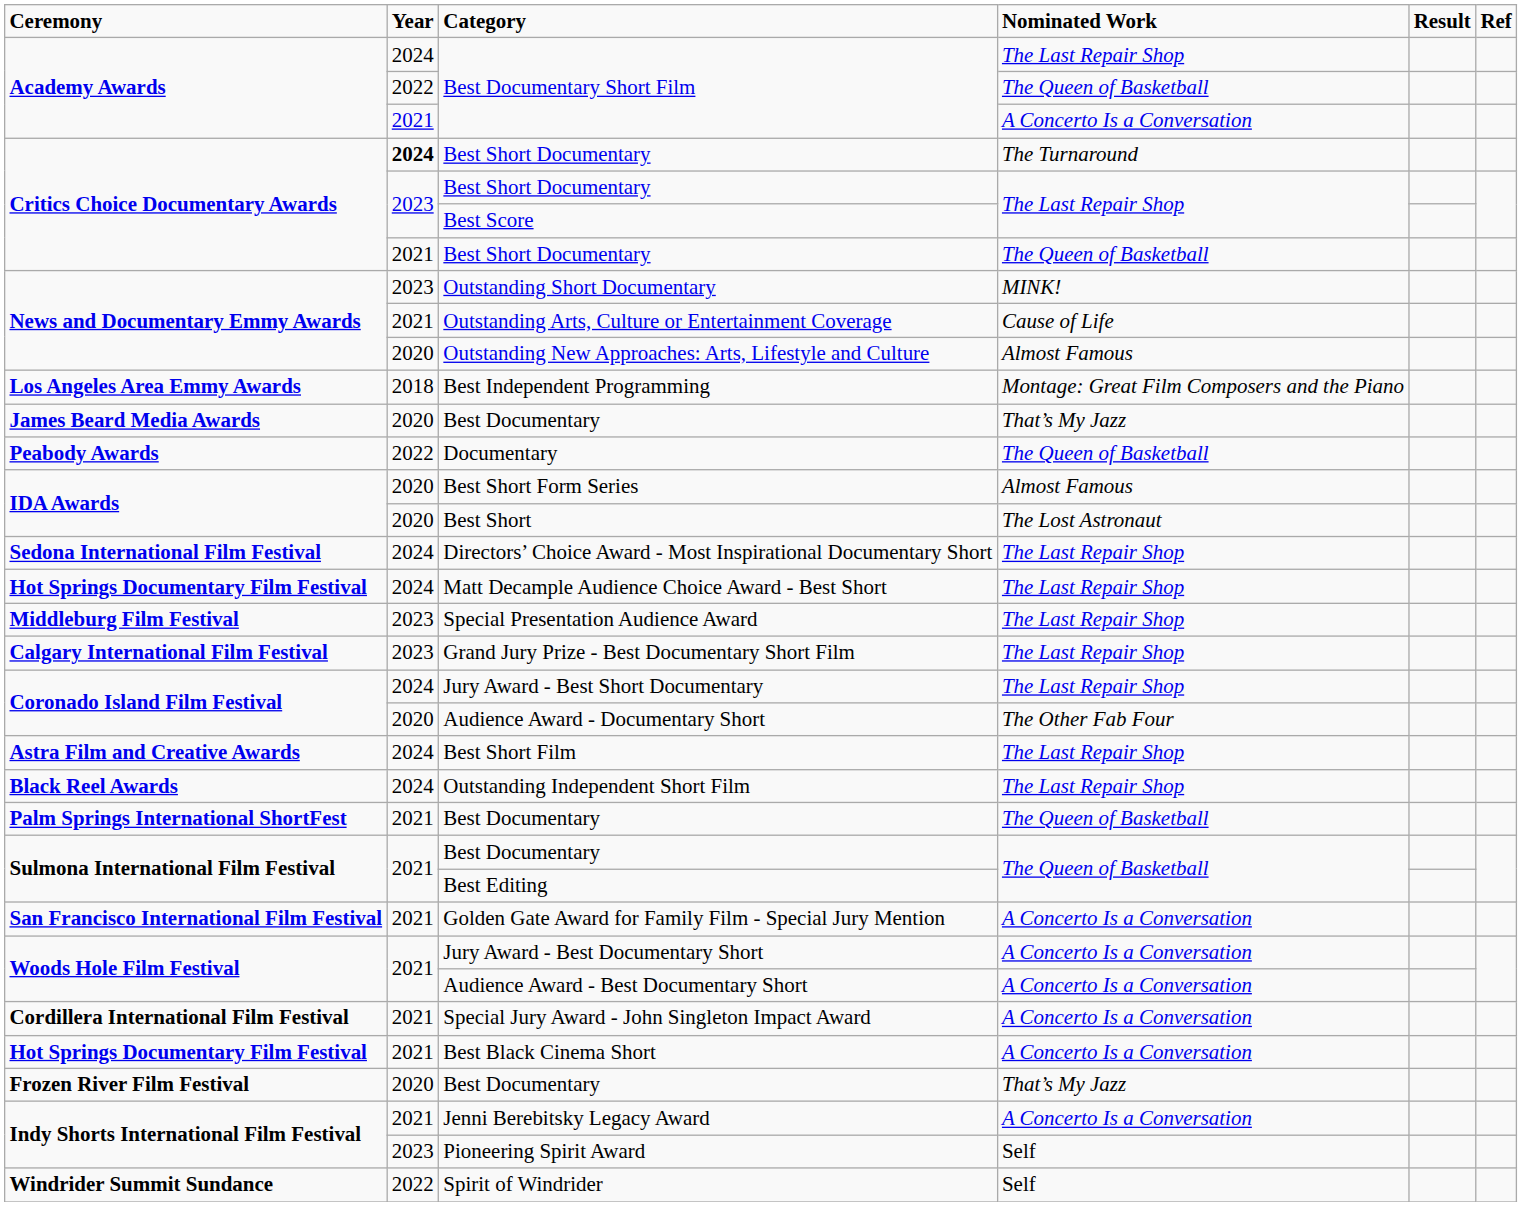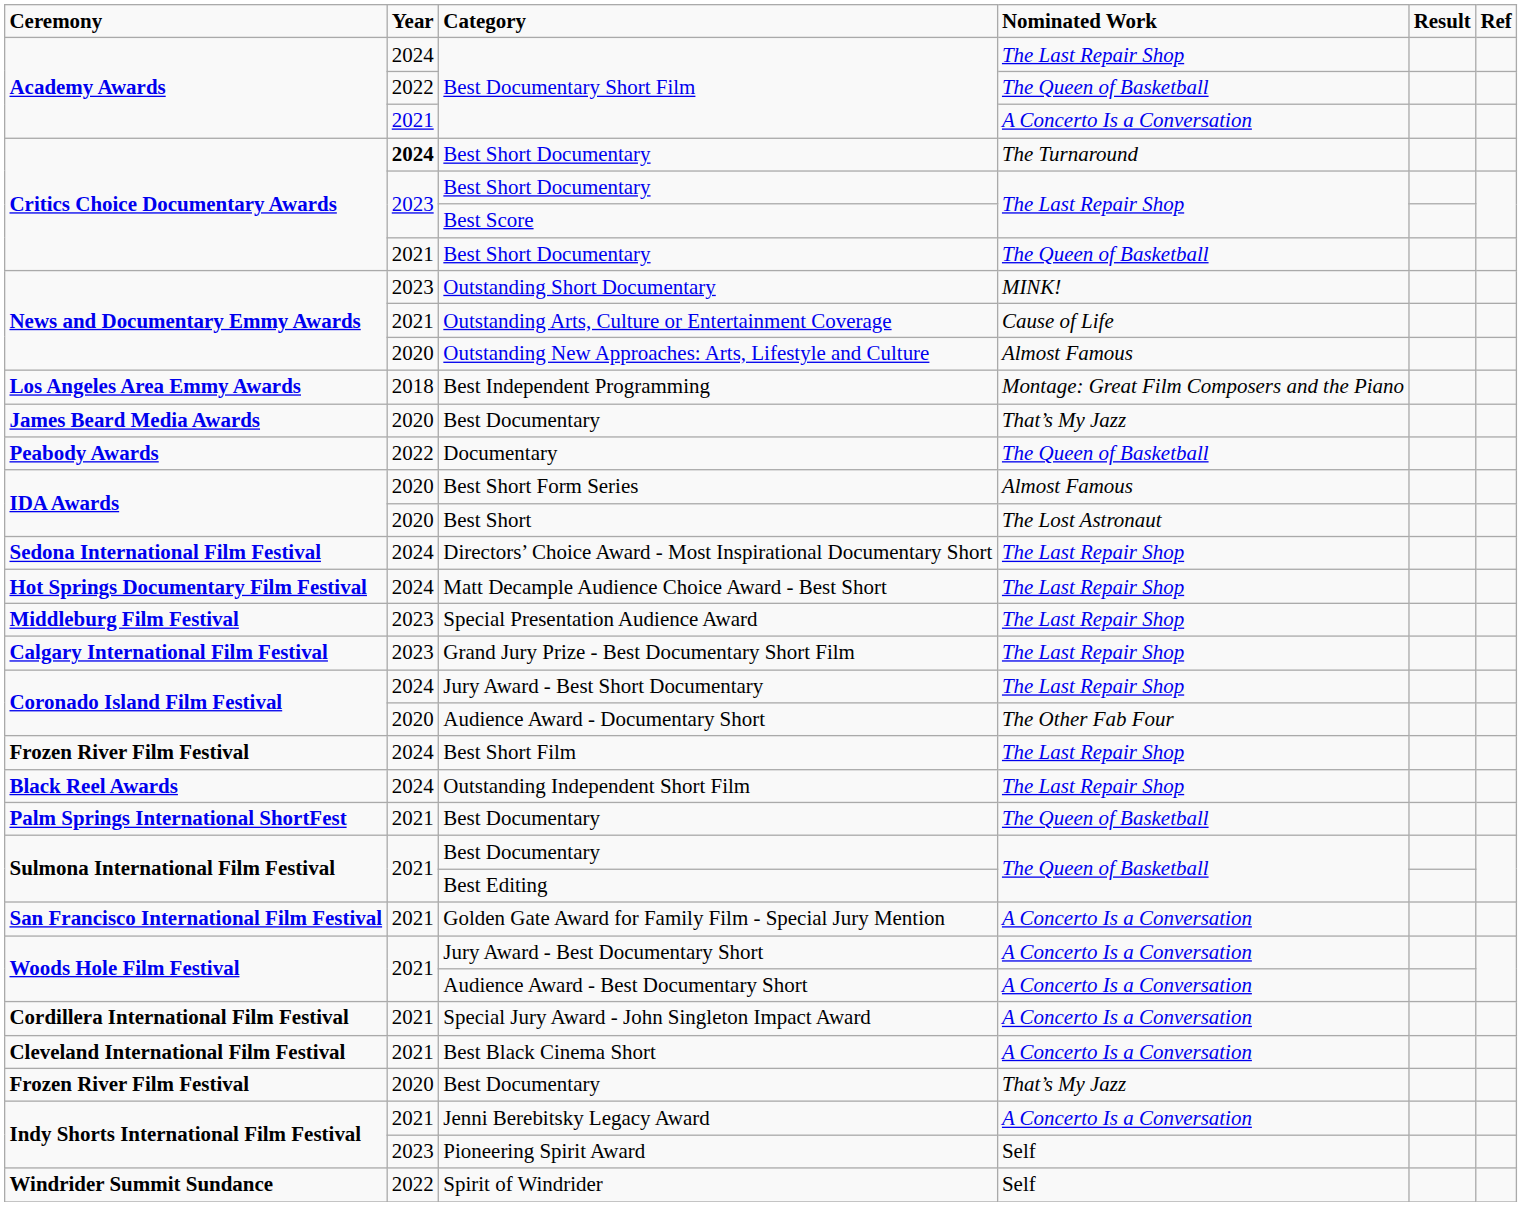(155, 752) Astra Film and Creative Awards -> (129, 752) Frozen River Film Festival
(188, 1051) Hot Springs Documentary Film Festival -> (177, 1051) Cleveland International Film Festival
